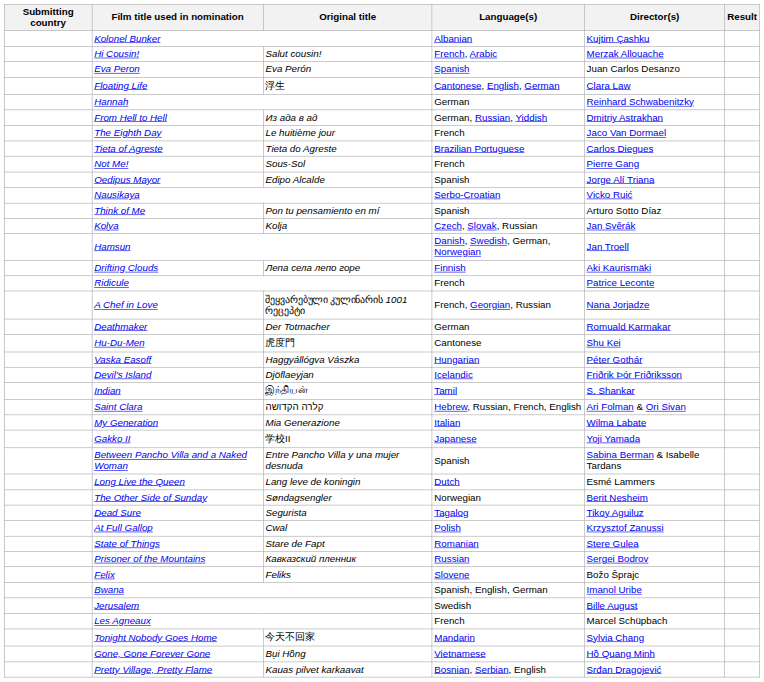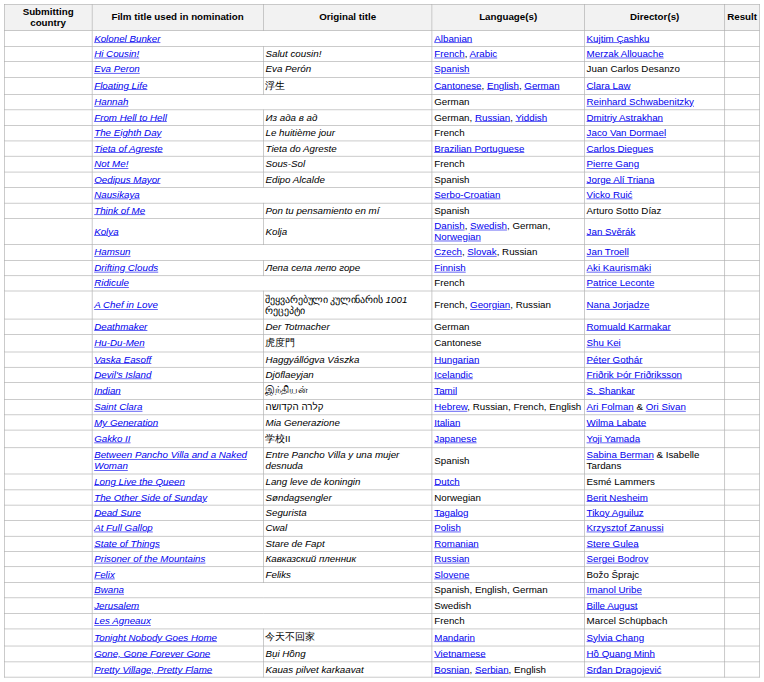(486, 226) Czech, Slovak, Russian -> (492, 231) Danish, Swedish, German, Norwegian
(492, 247) Danish, Swedish, German, Norwegian -> (486, 252) Czech, Slovak, Russian
